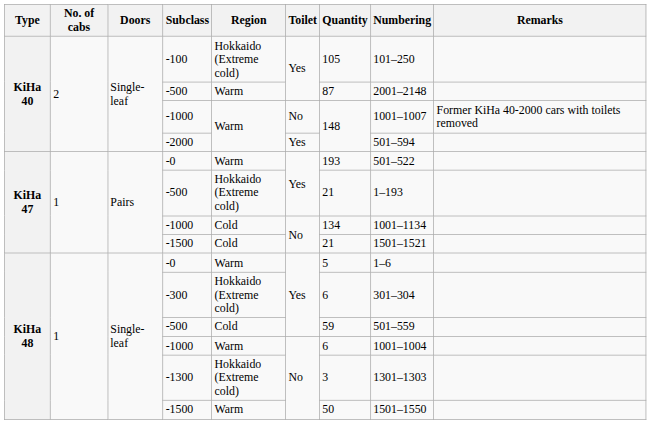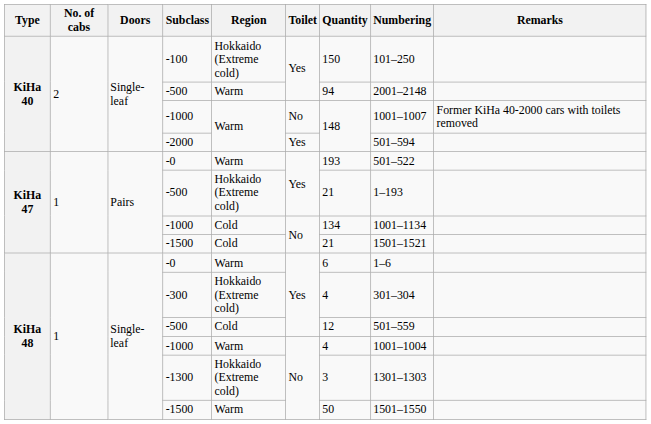(331, 59) 105 -> (331, 59) 150
(328, 91) 87 -> (328, 91) 94
(325, 262) 5 -> (325, 262) 6
(325, 294) 6 -> (325, 294) 4
(328, 327) 59 -> (328, 327) 12
(325, 345) 6 -> (325, 345) 4
